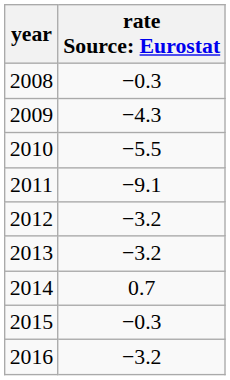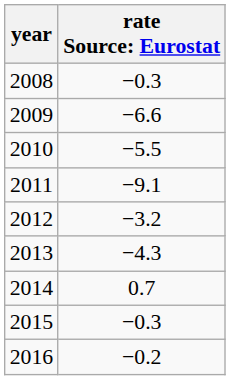(142, 115) −4.3 -> (142, 115) −6.6
(142, 253) −3.2 -> (142, 253) −4.3
(142, 356) −3.2 -> (142, 356) −0.2
